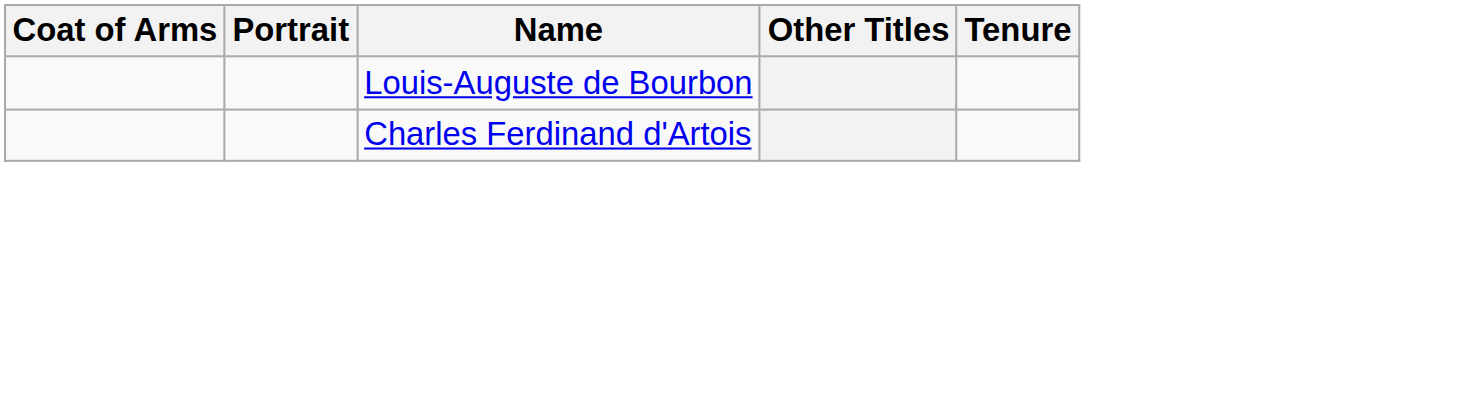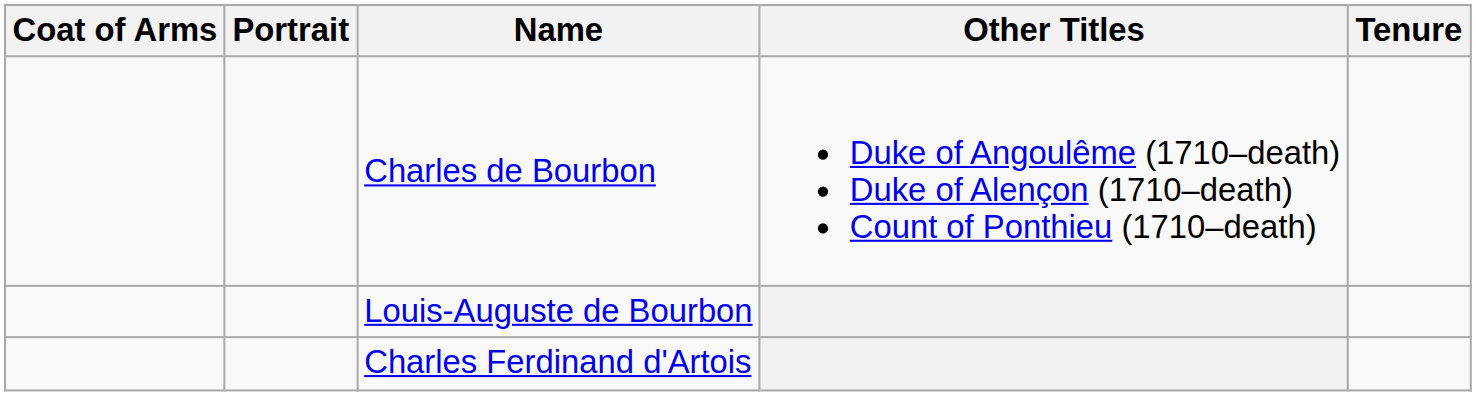+ row: (510, 170)
